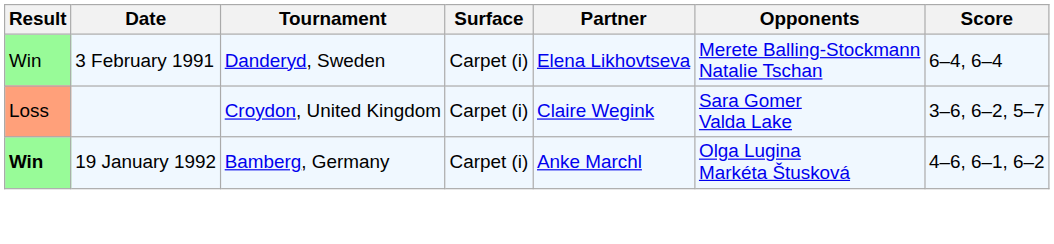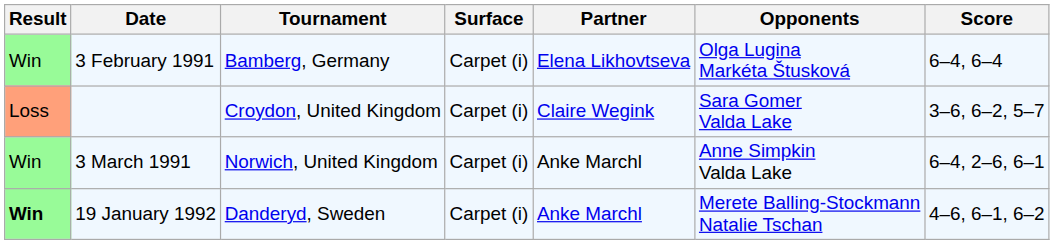(305, 60) Danderyd, Sweden -> (307, 60) Bamberg, Germany
(810, 60) Merete Balling-Stockmann Natalie Tschan -> (775, 60) Olga Lugina Markéta Štusková
+ row: (133, 162)
(307, 162) Bamberg, Germany -> (305, 213) Danderyd, Sweden
(775, 162) Olga Lugina Markéta Štusková -> (810, 213) Merete Balling-Stockmann Natalie Tschan
